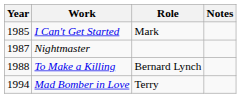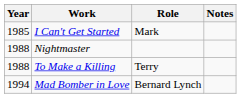(18, 48) 1987 -> (18, 48) 1988
(168, 66) Bernard Lynch -> (147, 66) Terry
(147, 84) Terry -> (168, 84) Bernard Lynch
